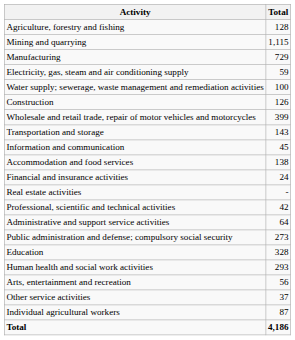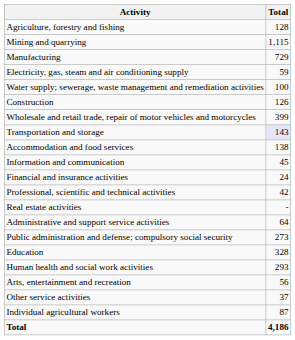(282, 132) no background -> (282, 132) lavender background
rows swapped: (70, 162) <-> (65, 147)
rows swapped: (44, 192) <-> (91, 207)
